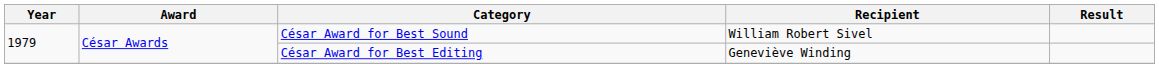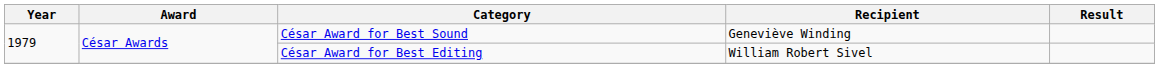(801, 34) William Robert Sivel -> (790, 34) Geneviève Winding
(790, 53) Geneviève Winding -> (801, 53) William Robert Sivel
